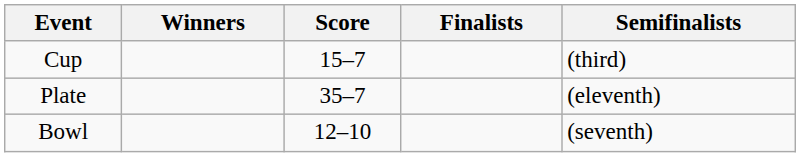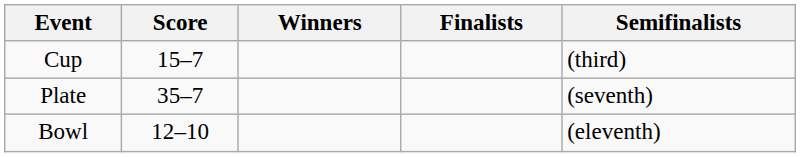columns swapped: (203, 22) <-> (343, 22)
(614, 95) (eleventh) -> (610, 95) (seventh)
(610, 132) (seventh) -> (614, 132) (eleventh)
